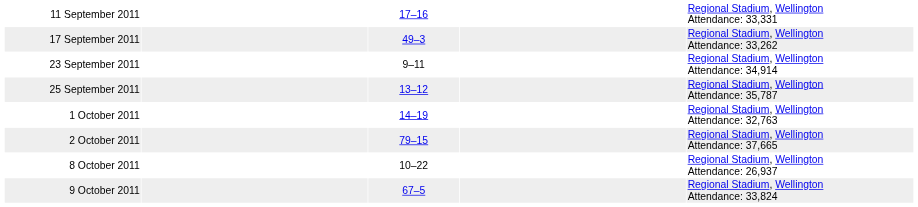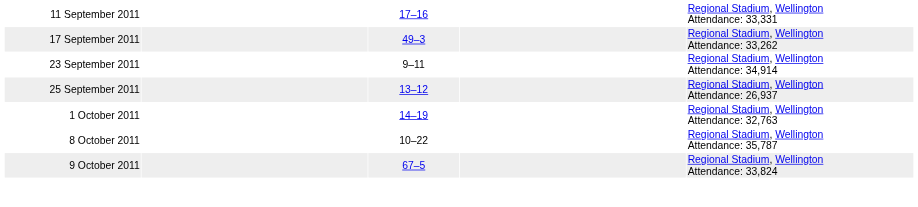(756, 90) Regional Stadium, Wellington Attendance: 35,787 -> (756, 90) Regional Stadium, Wellington Attendance: 26,937
- row: (105, 140)
(756, 165) Regional Stadium, Wellington Attendance: 26,937 -> (756, 140) Regional Stadium, Wellington Attendance: 35,787
